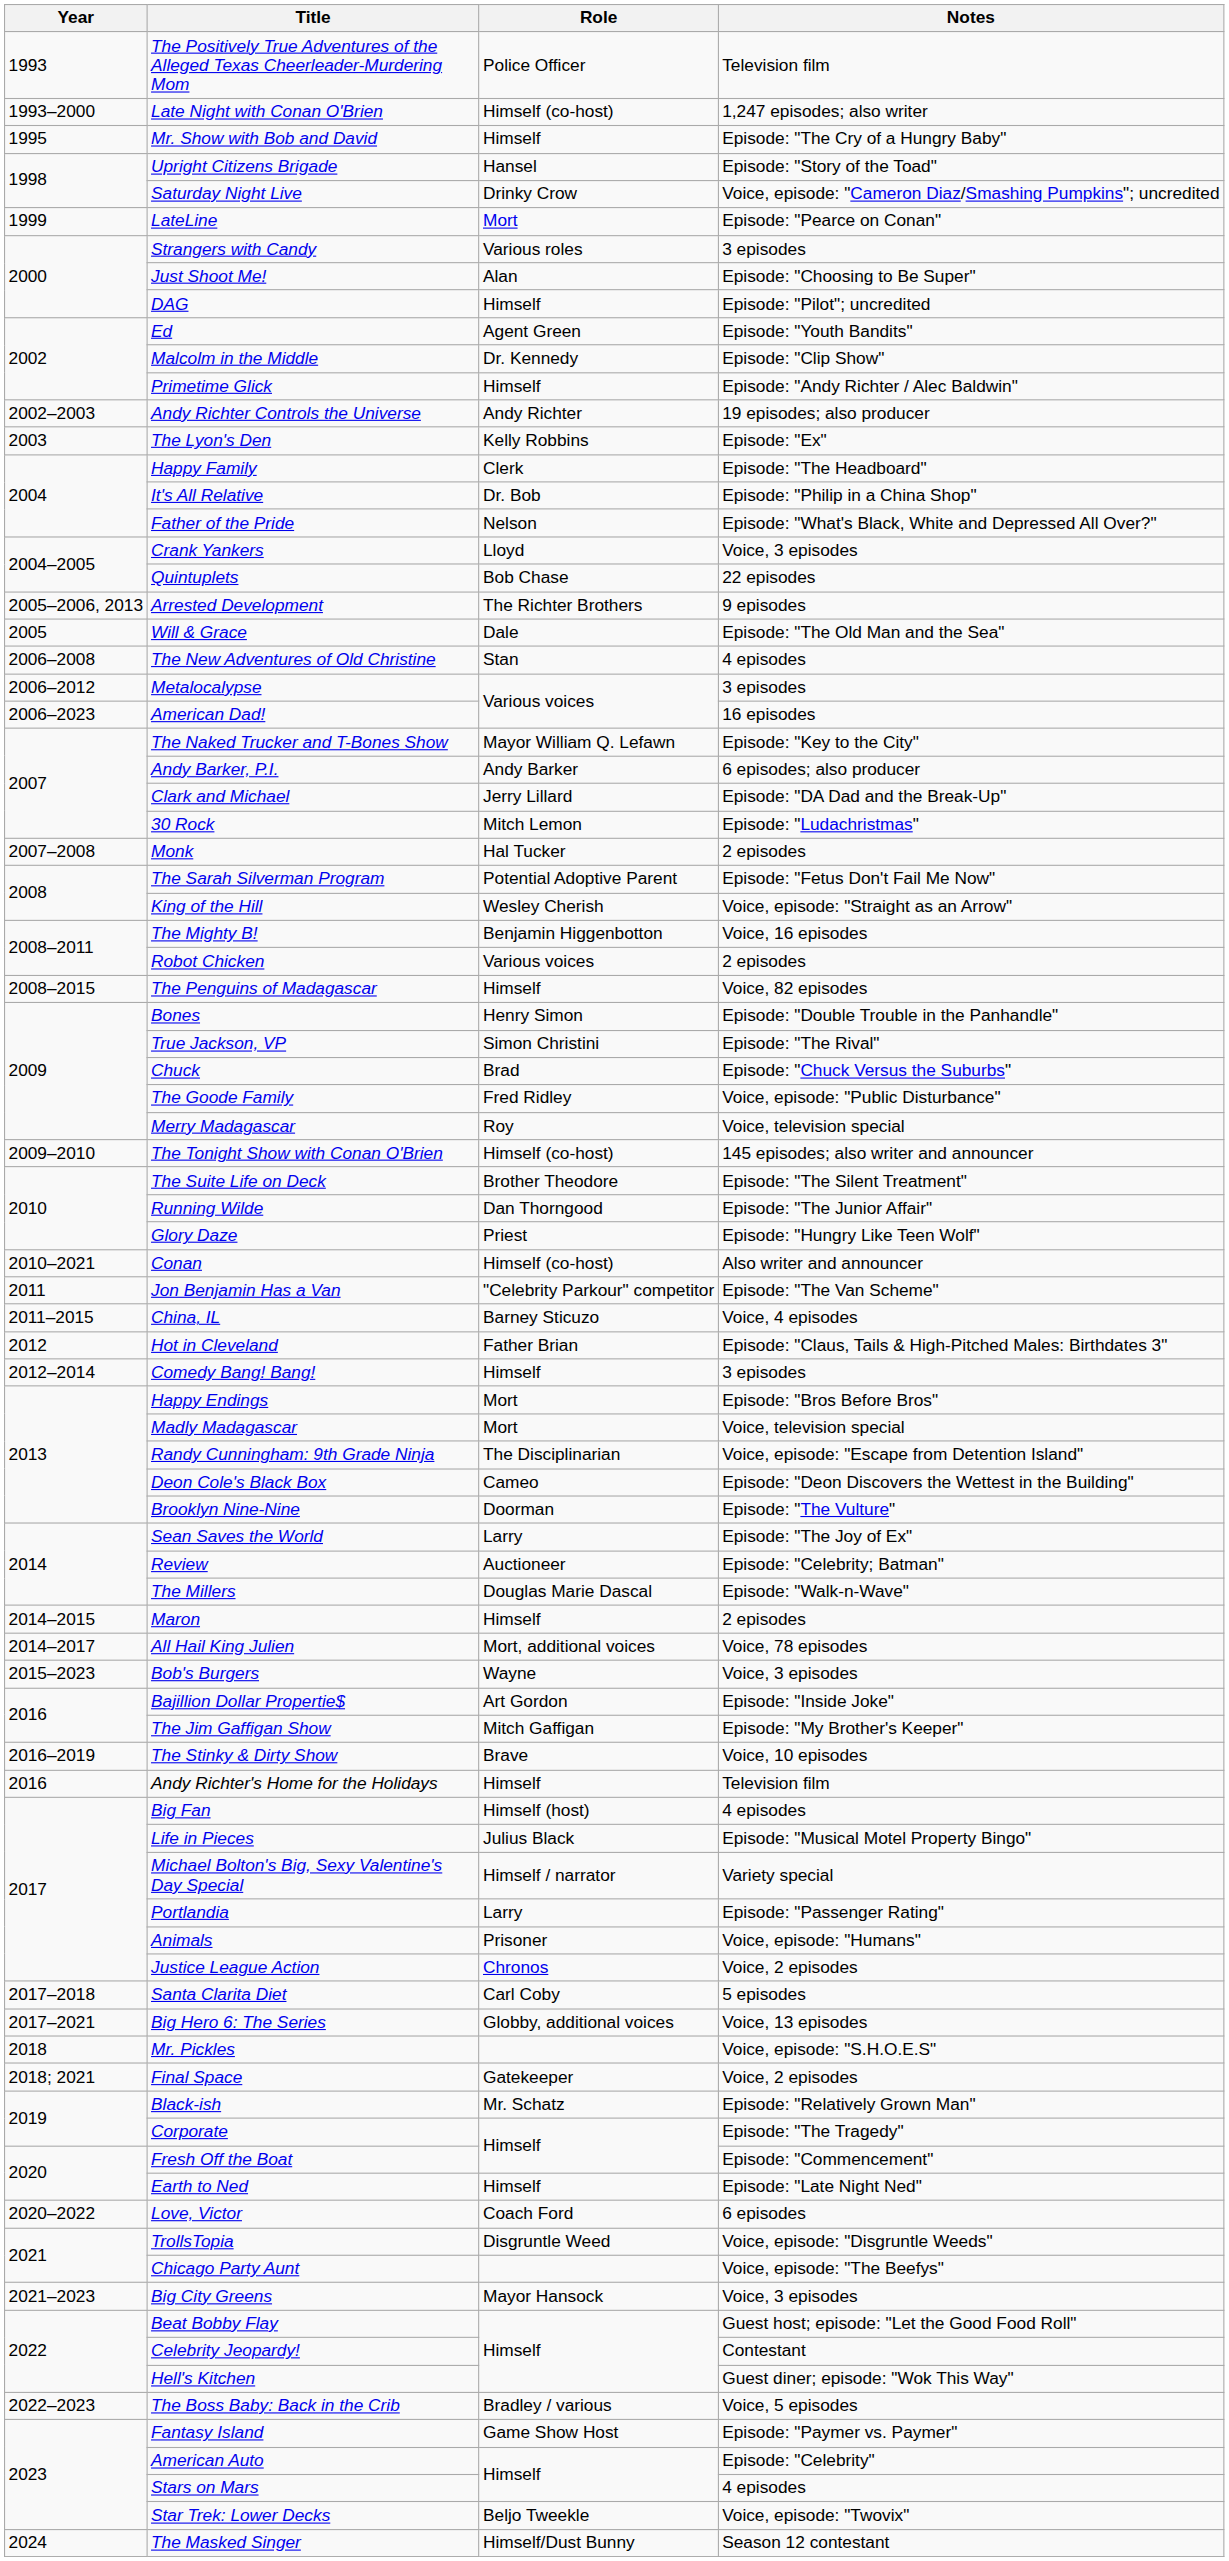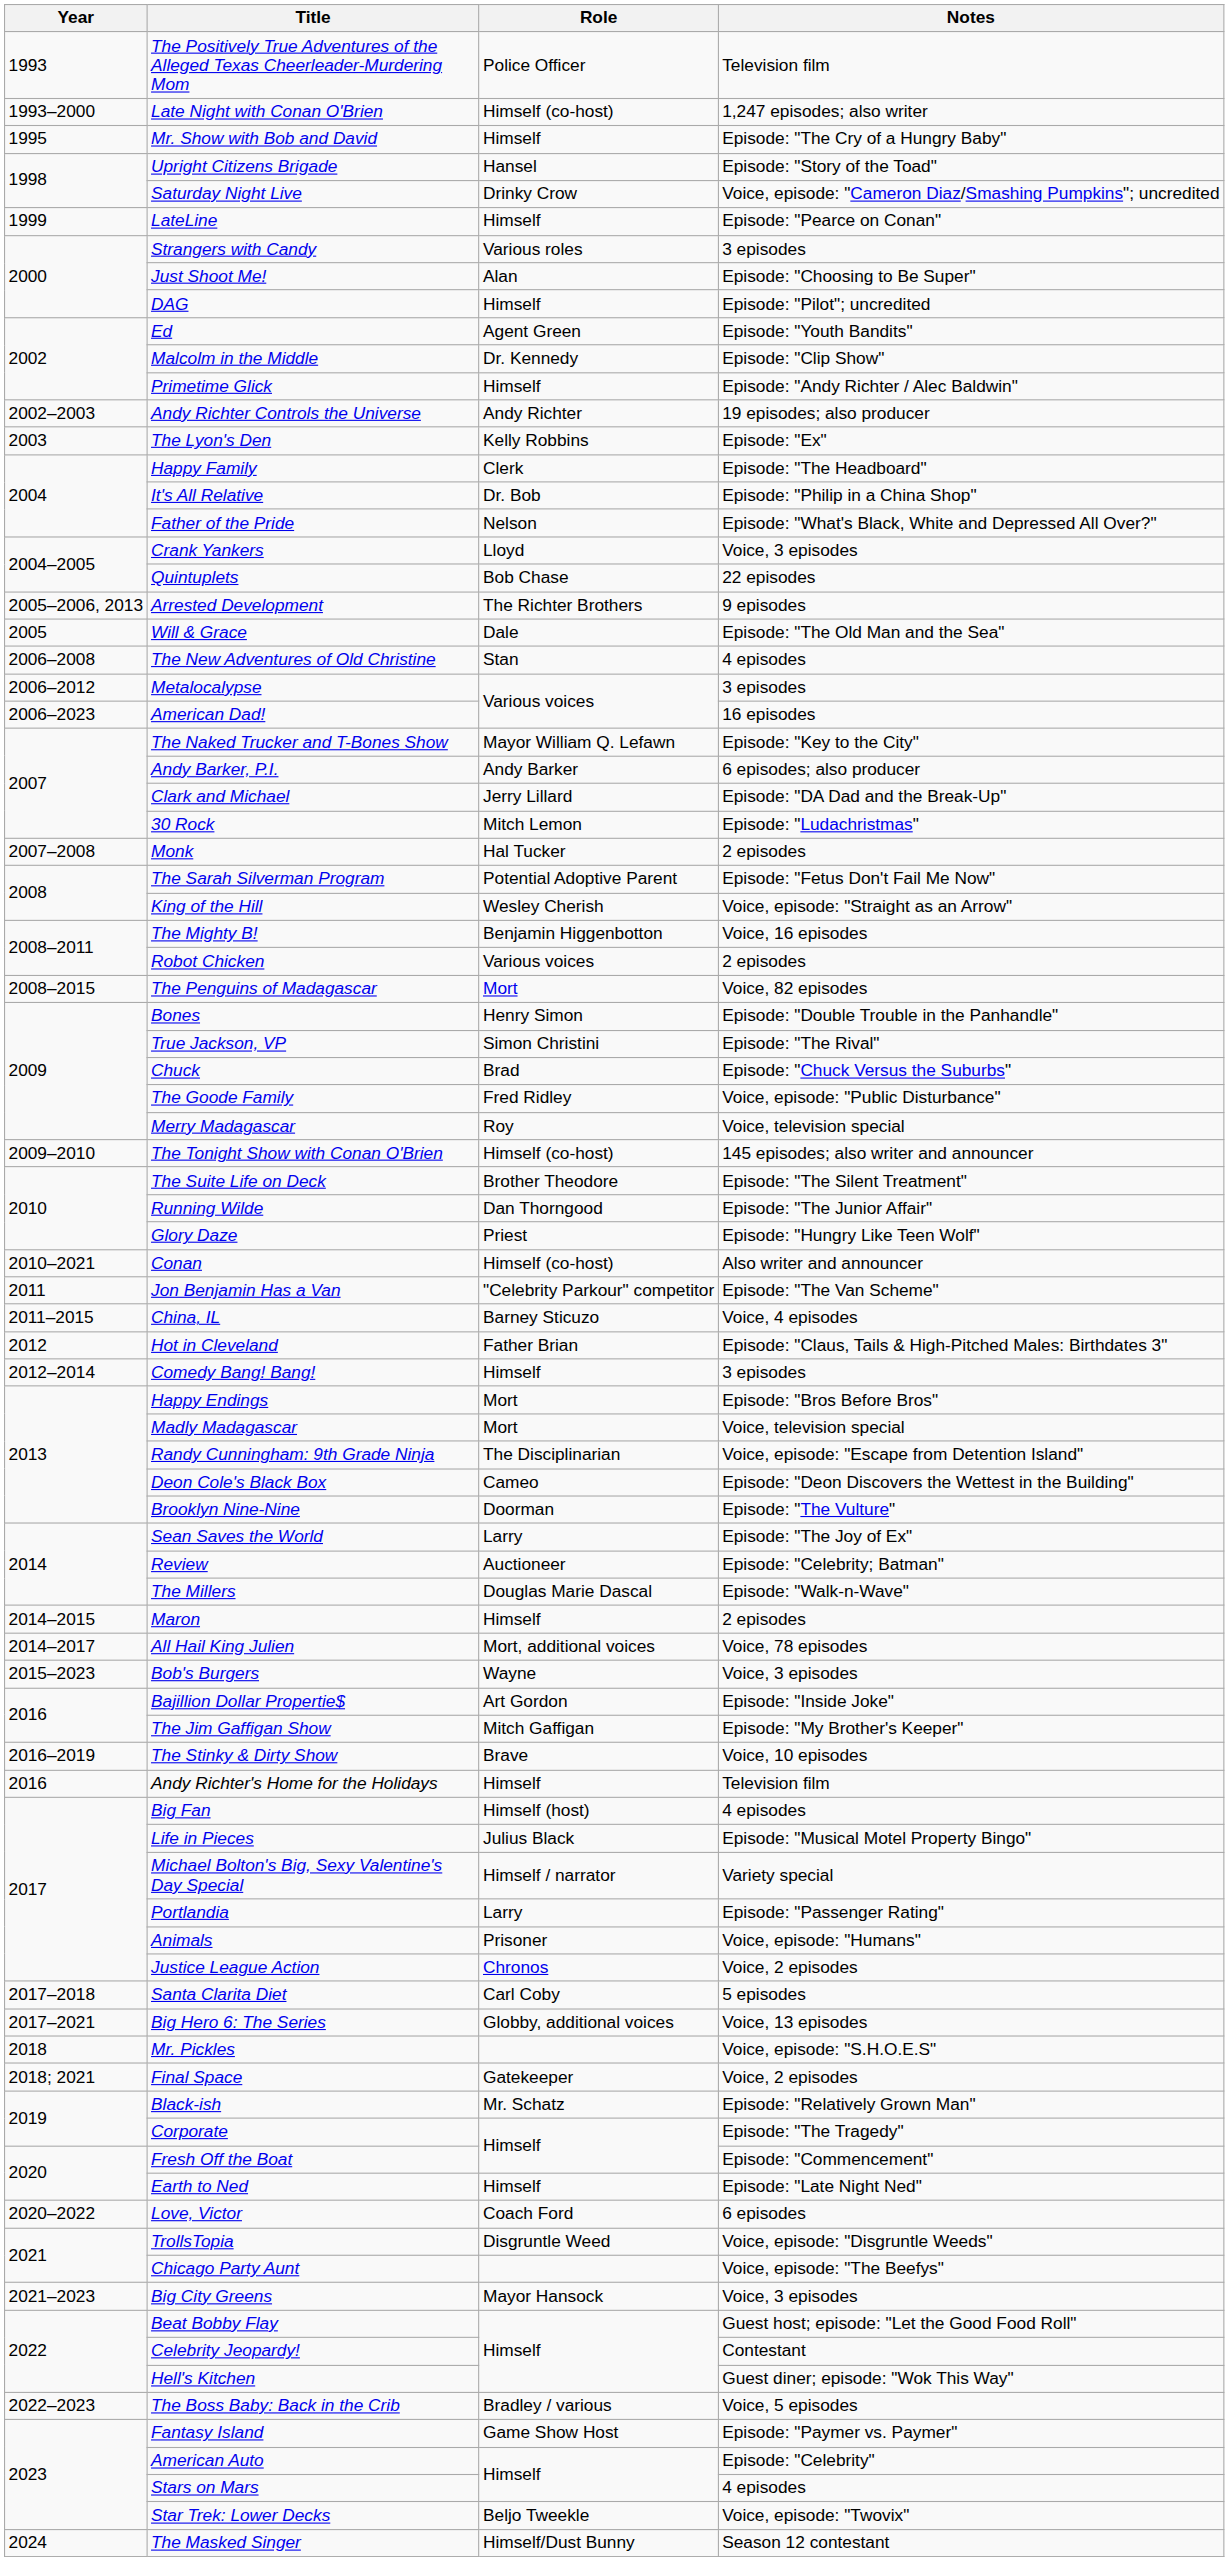(500, 221) Mort -> (512, 221) Himself
(512, 988) Himself -> (500, 988) Mort
